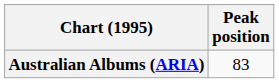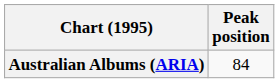(241, 63) 83 -> (241, 63) 84
